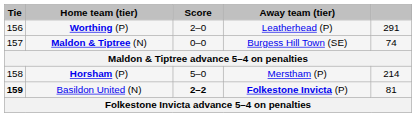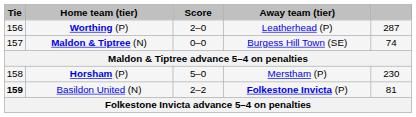(391, 28) 291 -> (391, 28) 287
(391, 74) 214 -> (391, 74) 230
(198, 90) bold -> (198, 90) normal
